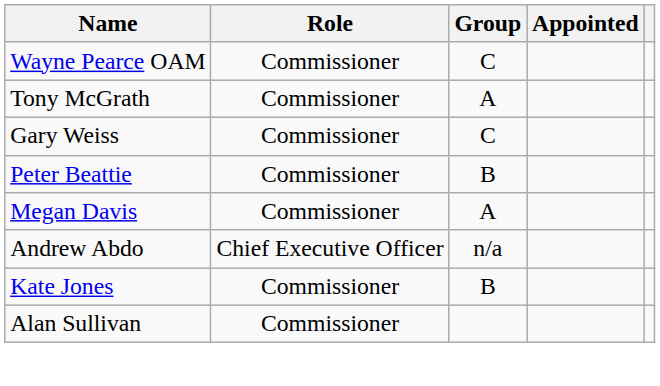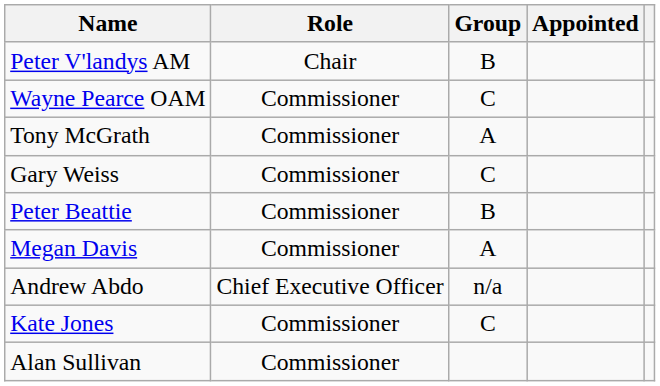+ row: (100, 60)
(488, 286) B -> (488, 323) C
